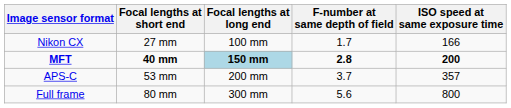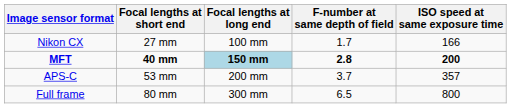(344, 94) 5.6 -> (344, 94) 6.5
